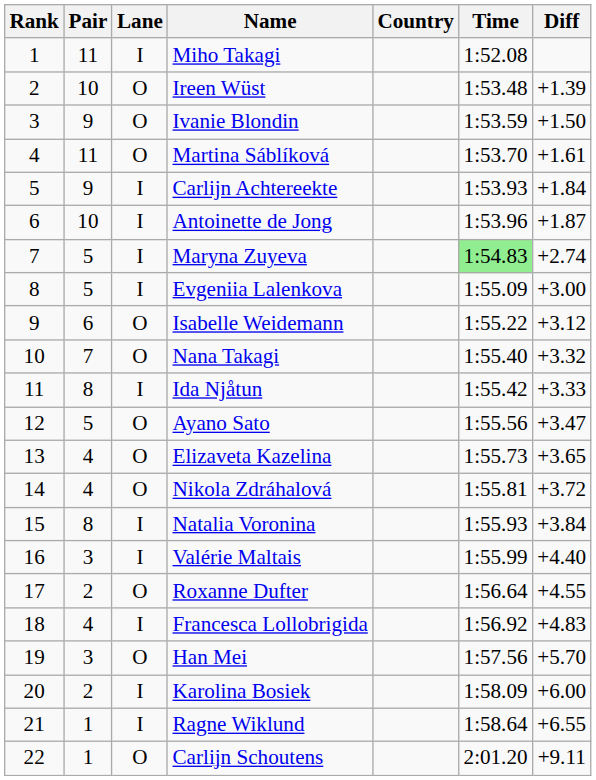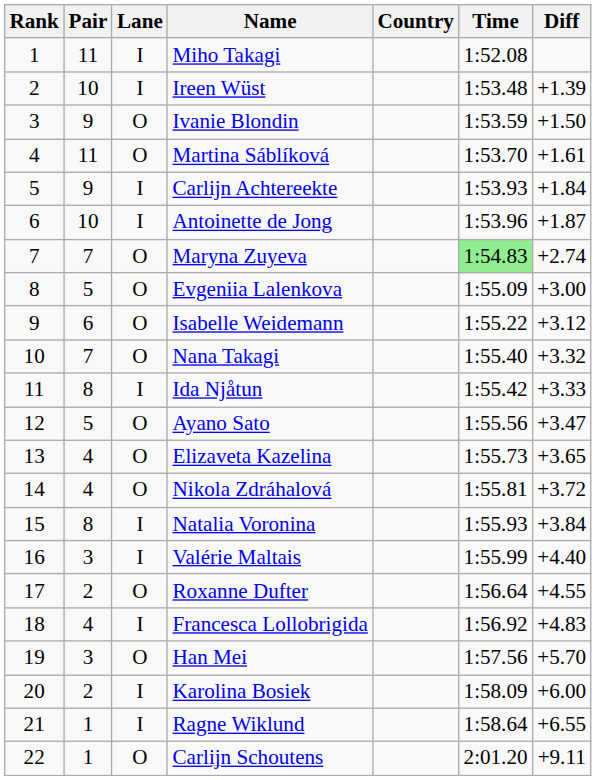(140, 88) O -> (140, 88) I
(88, 255) 5 -> (88, 255) 7
(140, 255) I -> (140, 255) O
(140, 289) I -> (140, 289) O
